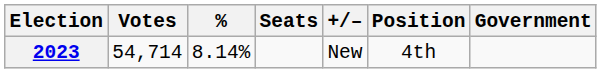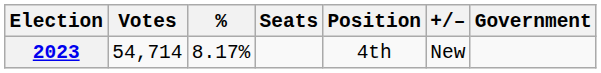columns swapped: (345, 21) <-> (419, 21)
(221, 52) 8.14% -> (221, 52) 8.17%
